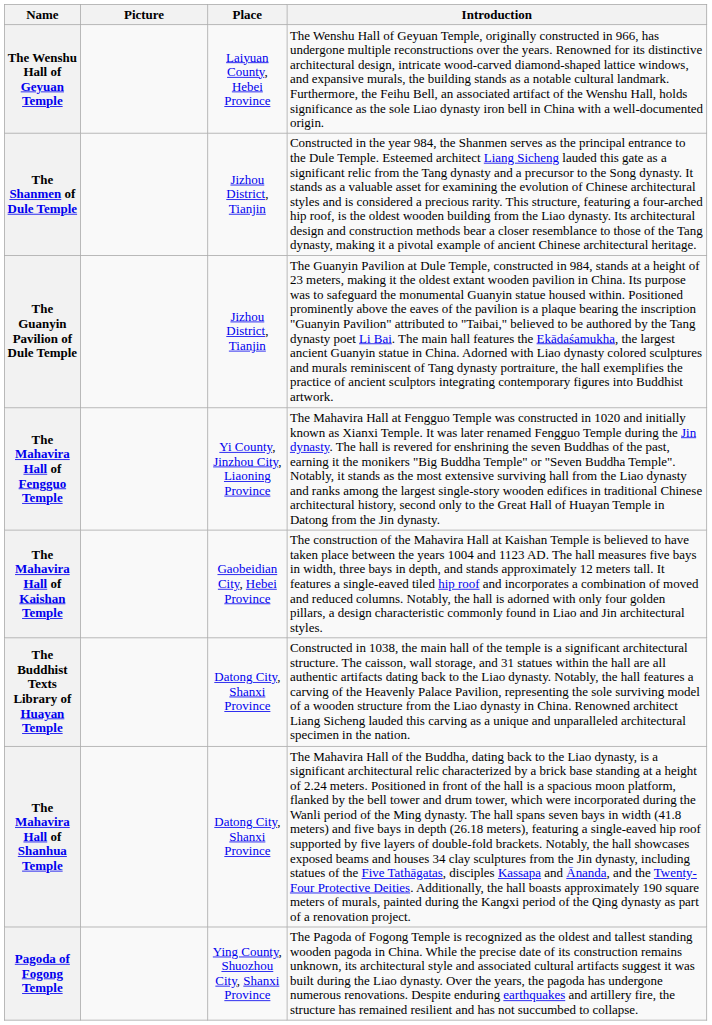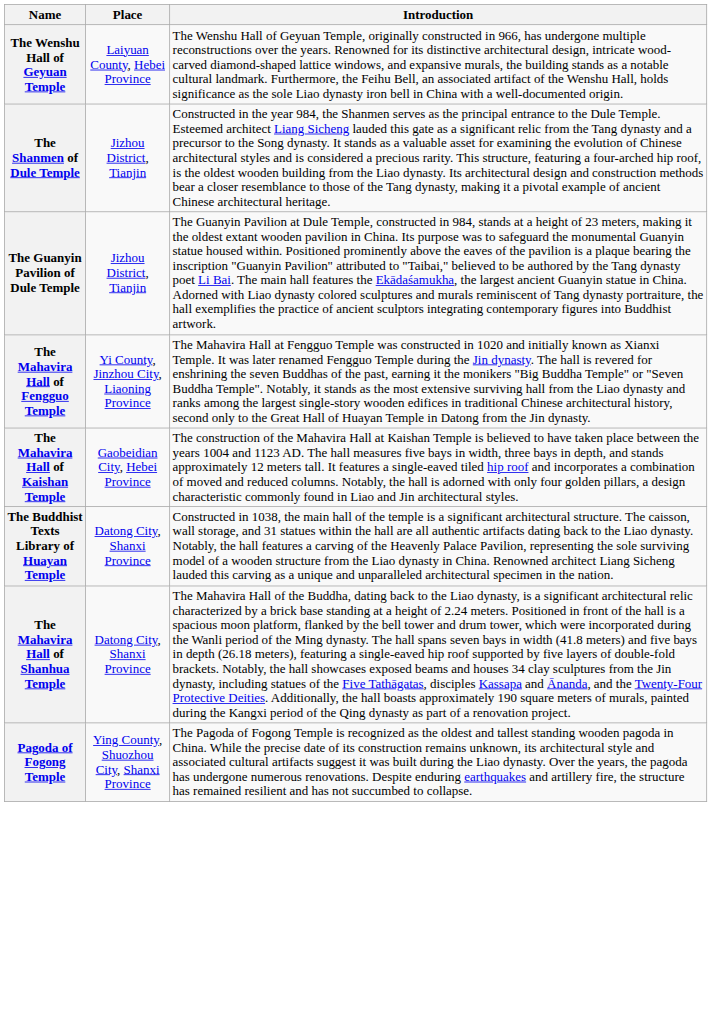- column: (144, 14)
